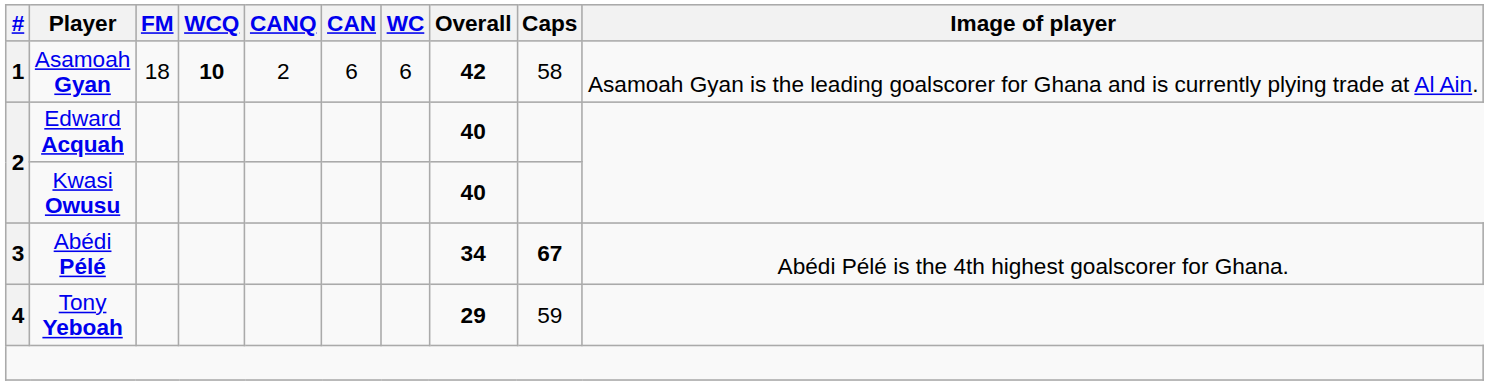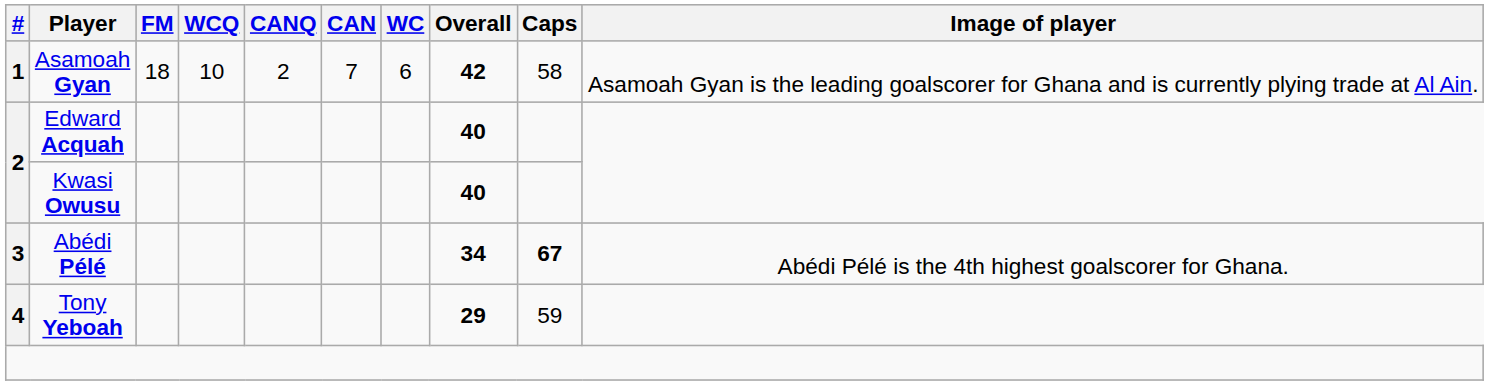(212, 71) bold -> (212, 71) normal
(352, 71) 6 -> (352, 71) 7
